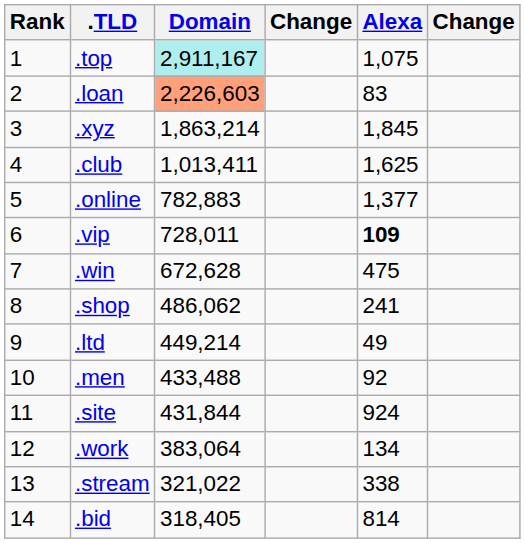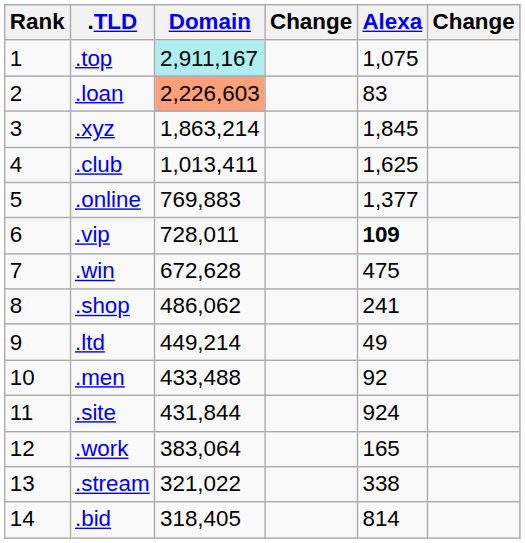(200, 199) 782,883 -> (200, 199) 769,883
(381, 448) 134 -> (381, 448) 165
